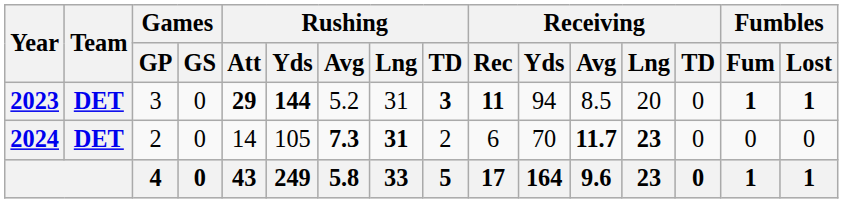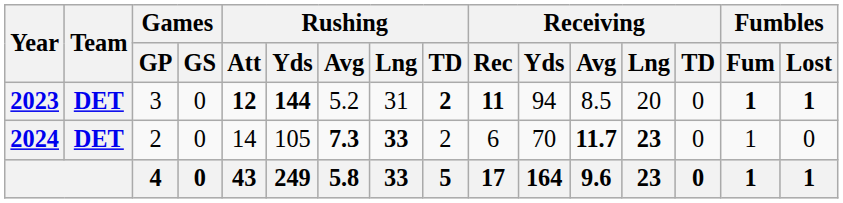(244, 100) 29 -> (244, 100) 12
(445, 100) 3 -> (445, 100) 2
(396, 139) 31 -> (396, 139) 33
(751, 139) 0 -> (751, 139) 1
